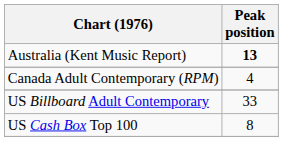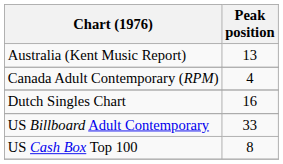(250, 55) bold -> (250, 55) normal
+ row: (67, 101)
